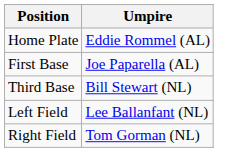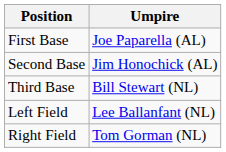- row: (43, 40)
+ row: (47, 64)
